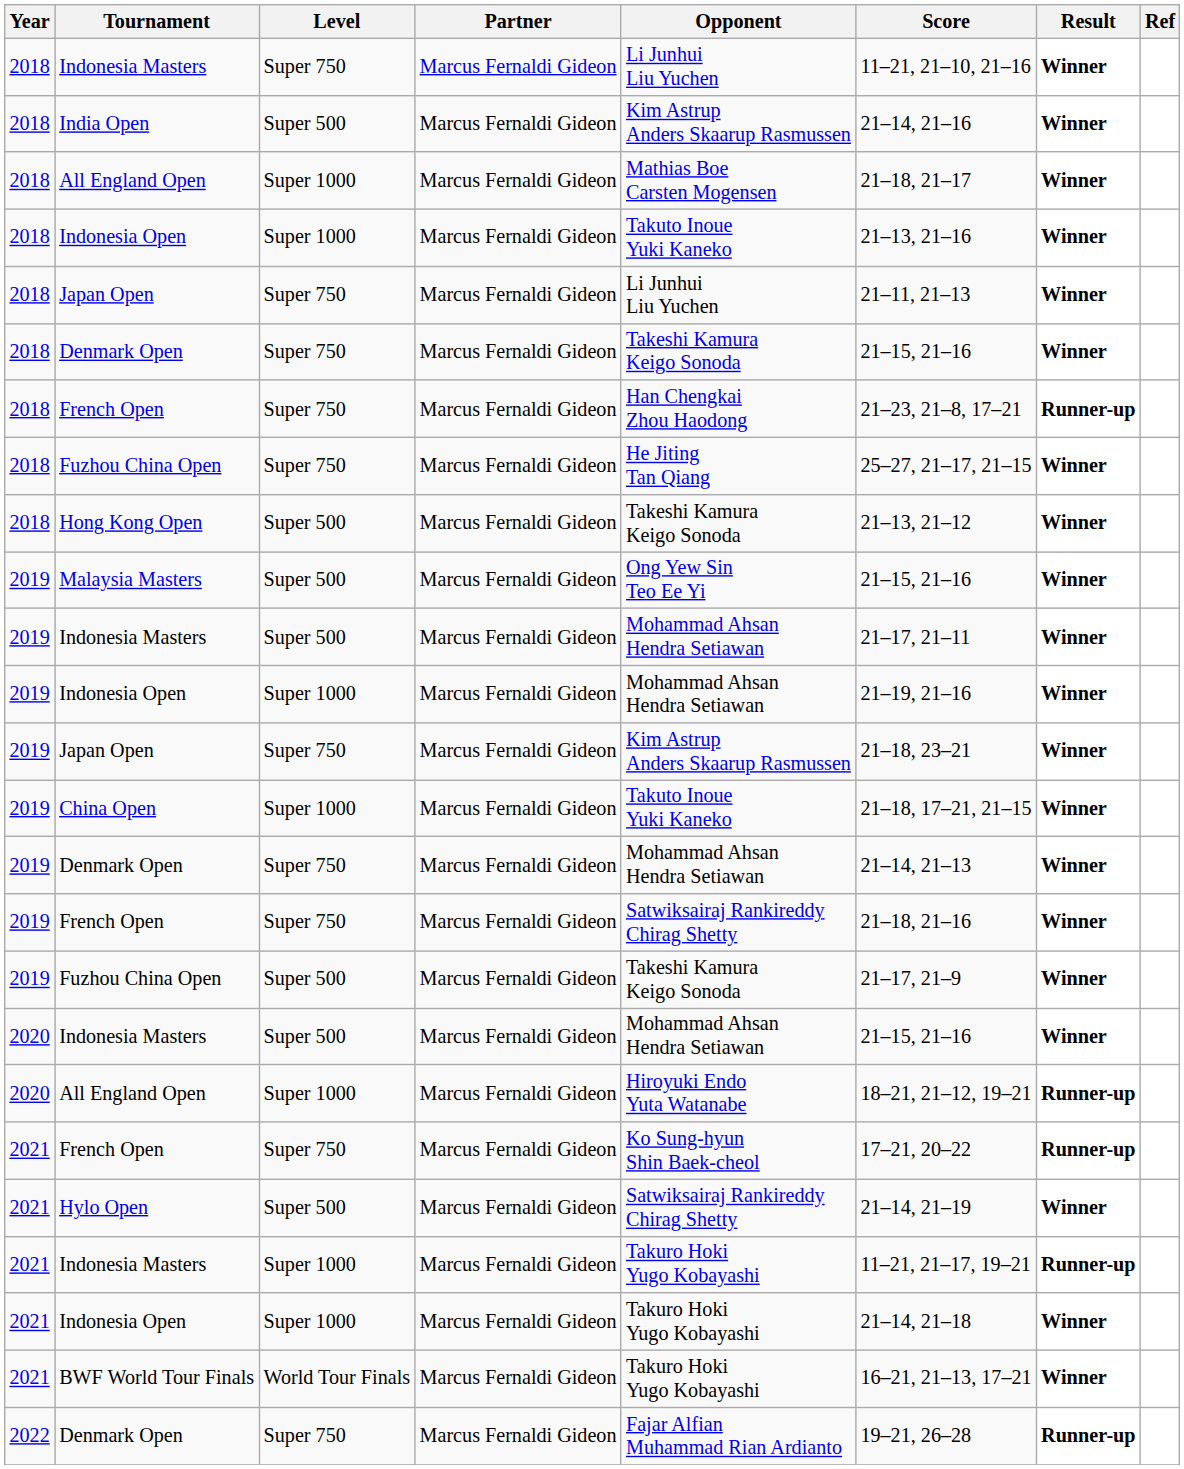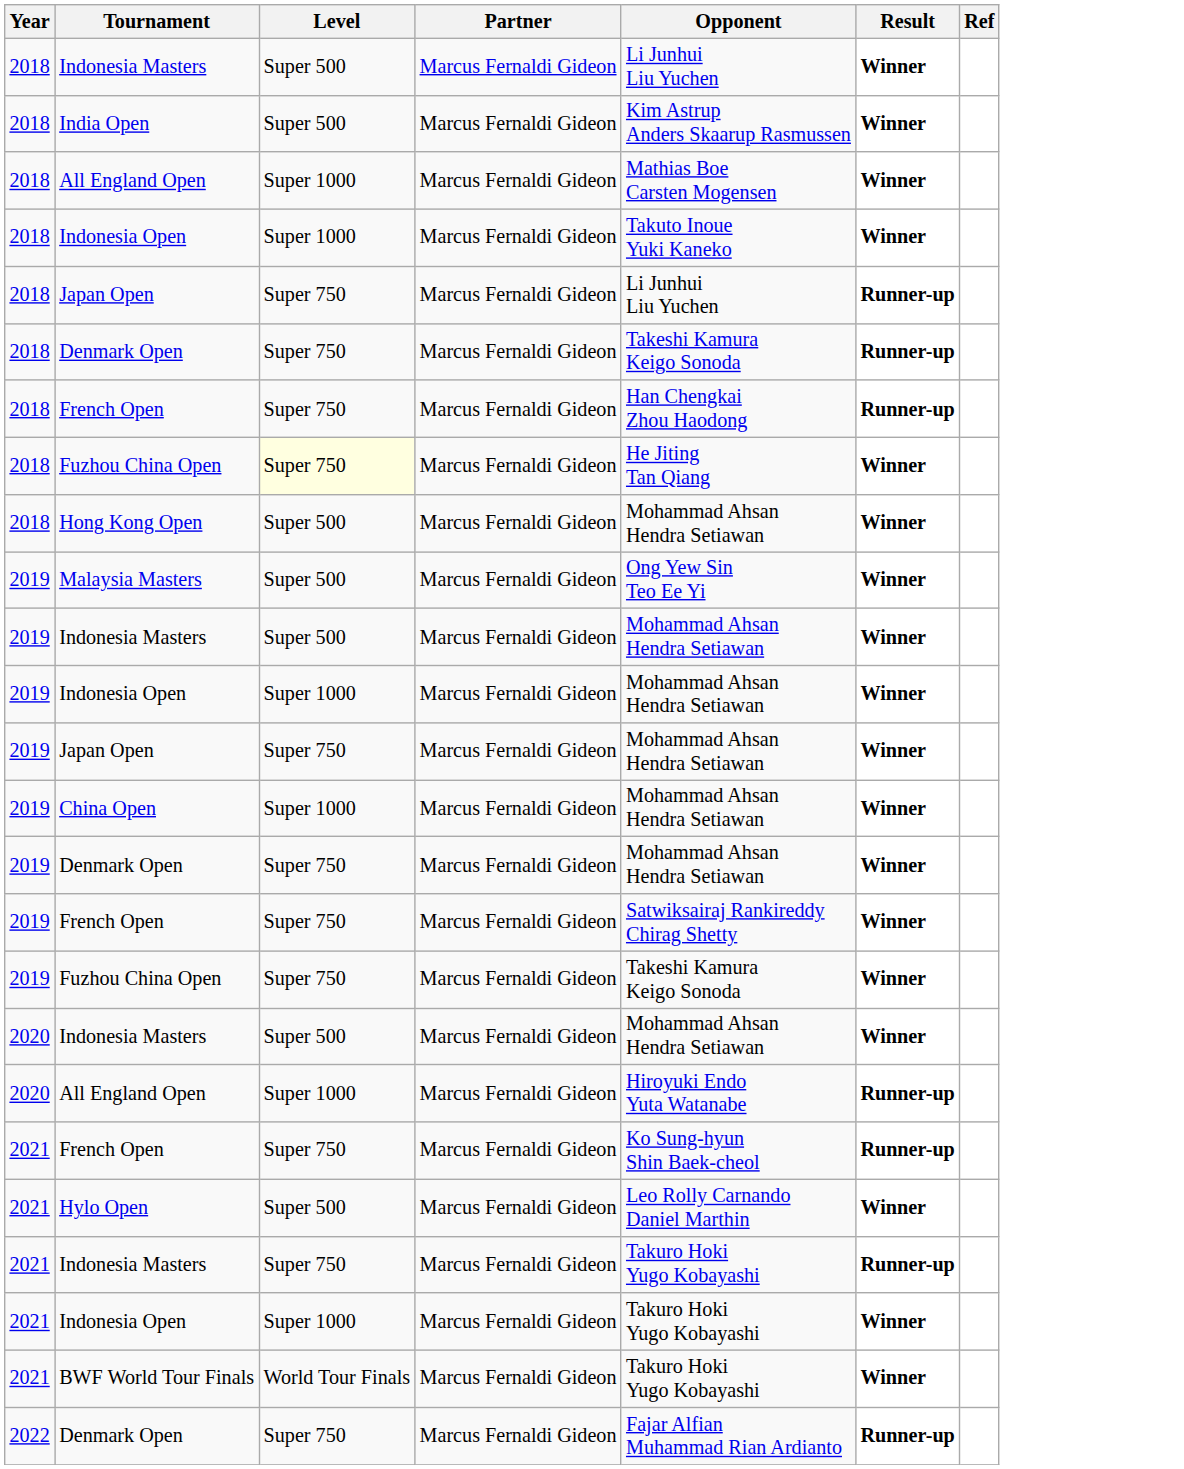- column: (946, 21)
(305, 66) Super 750 -> (305, 66) Super 500
(1074, 294) Winner -> (908, 294) Runner-up
(1074, 351) Winner -> (908, 351) Runner-up
(305, 466) no background -> (305, 466) lightyellow background
(692, 523) Takeshi Kamura Keigo Sonoda -> (702, 523) Mohammad Ahsan Hendra Setiawan
(738, 751) Kim Astrup Anders Skaarup Rasmussen -> (702, 751) Mohammad Ahsan Hendra Setiawan
(679, 808) Takuto Inoue Yuki Kaneko -> (702, 808) Mohammad Ahsan Hendra Setiawan
(305, 979) Super 500 -> (305, 979) Super 750
(725, 1207) Satwiksairaj Rankireddy Chirag Shetty -> (708, 1207) Leo Rolly Carnando Daniel Marthin
(310, 1264) Super 1000 -> (305, 1264) Super 750
